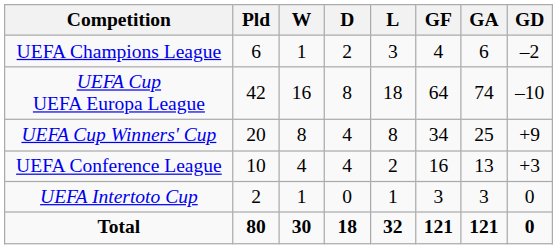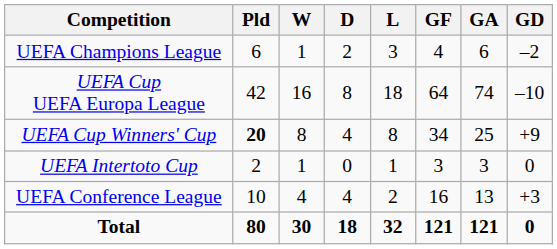(256, 134) normal -> (256, 134) bold
rows swapped: (119, 196) <-> (119, 165)
